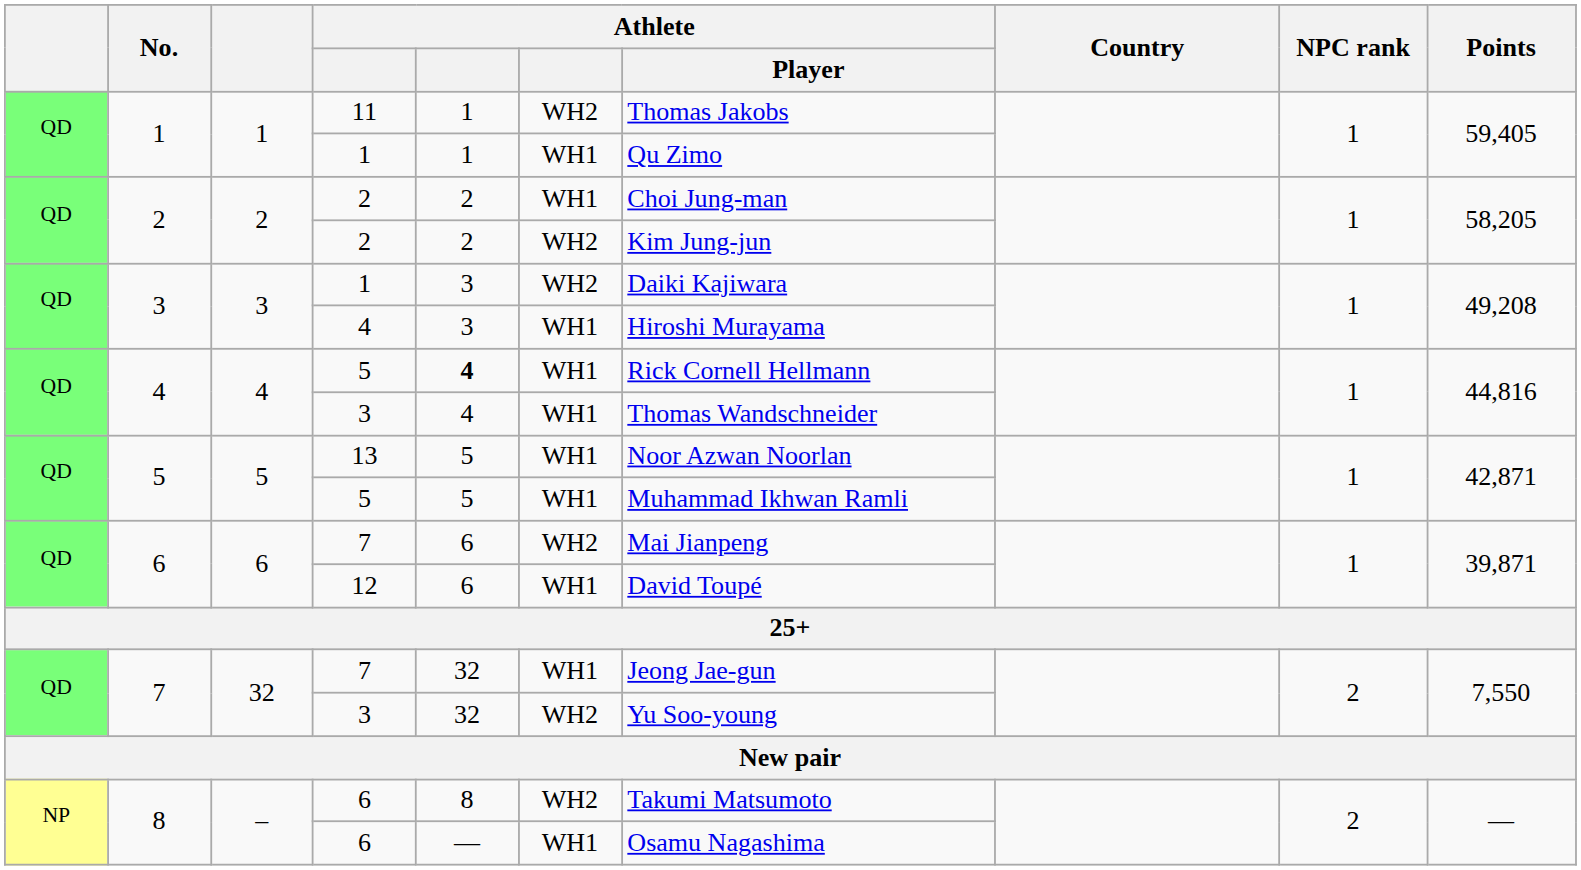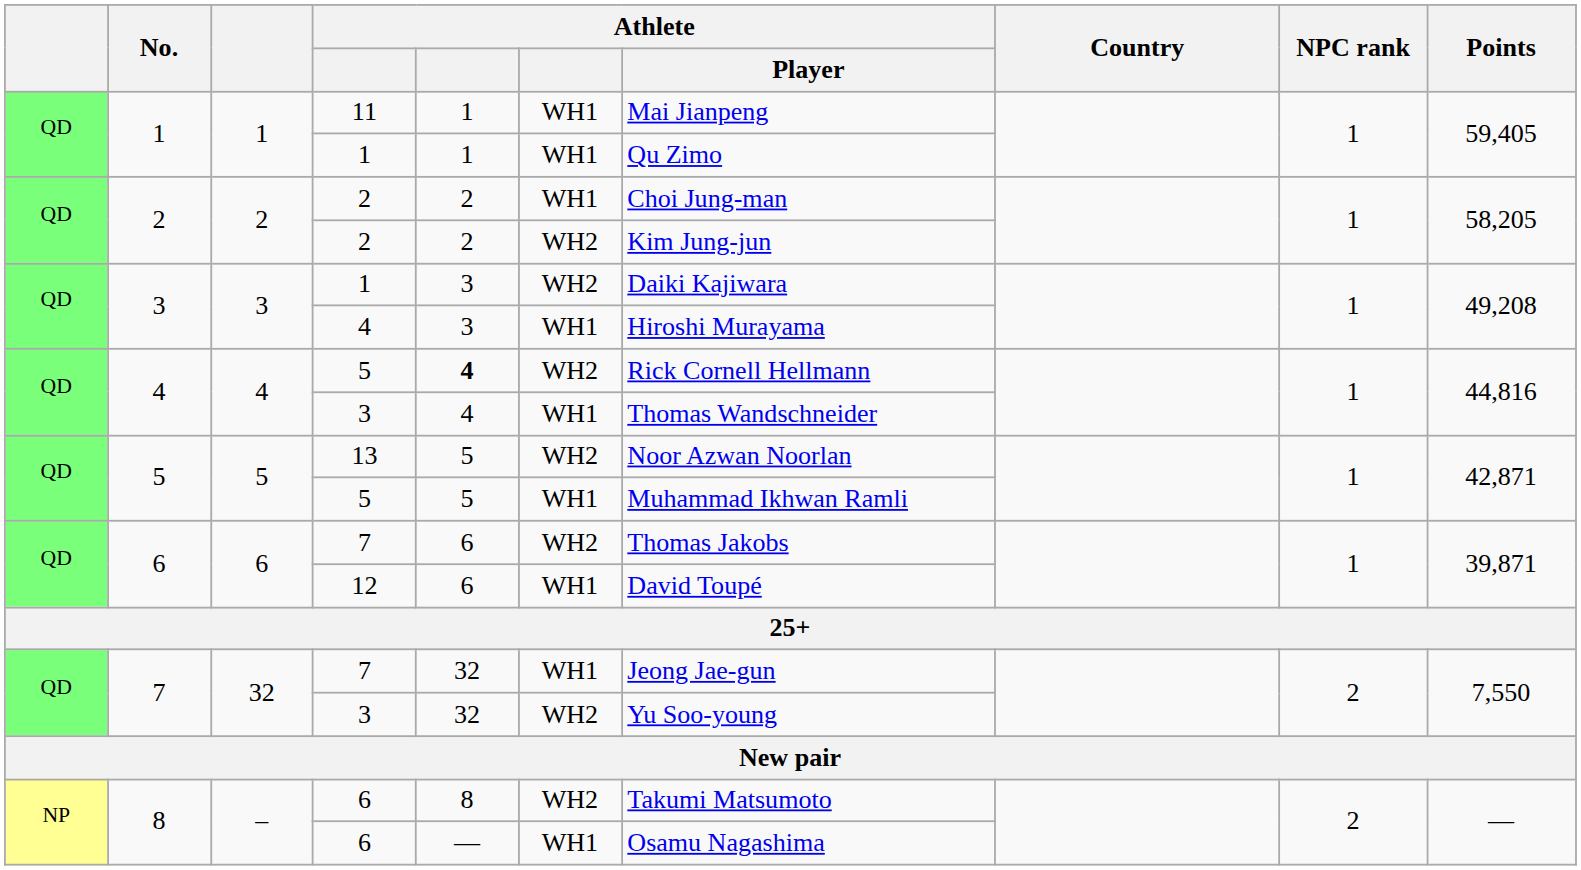(570, 112) WH2 -> (570, 112) WH1
(708, 112) Thomas Jakobs -> (698, 112) Mai Jianpeng
(570, 370) WH1 -> (570, 370) WH2
(570, 456) WH1 -> (570, 456) WH2
(698, 542) Mai Jianpeng -> (708, 542) Thomas Jakobs
